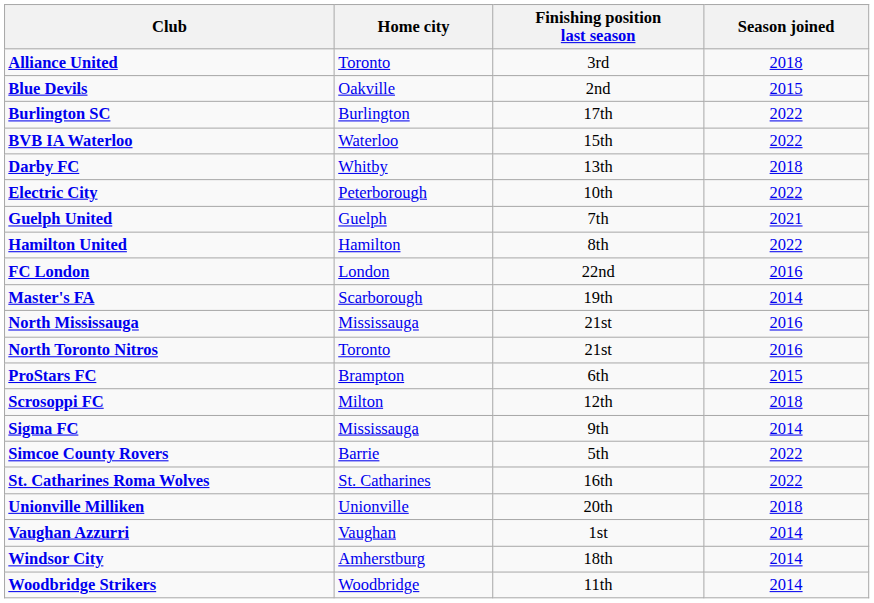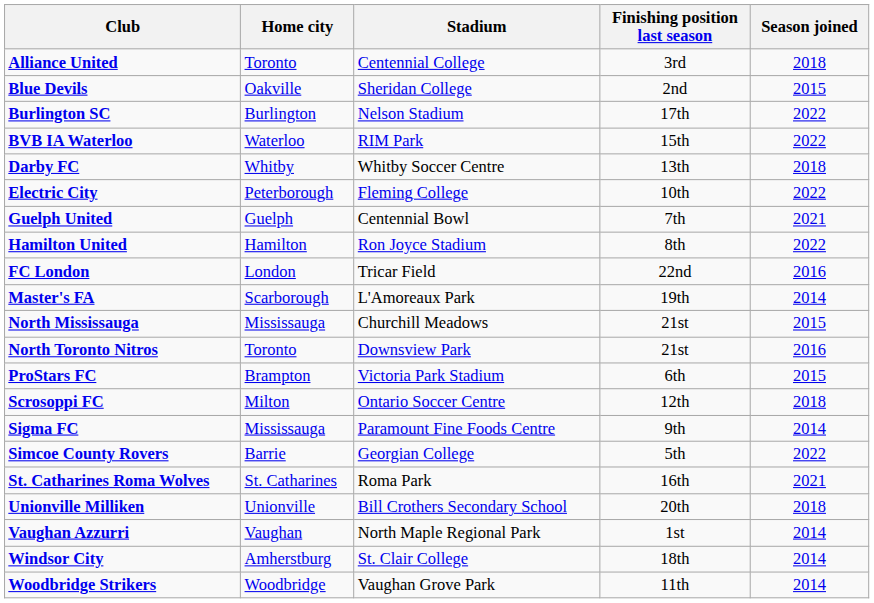+ column: (477, 26)
(786, 323) 2016 -> (809, 323) 2015
(786, 480) 2022 -> (809, 480) 2021
